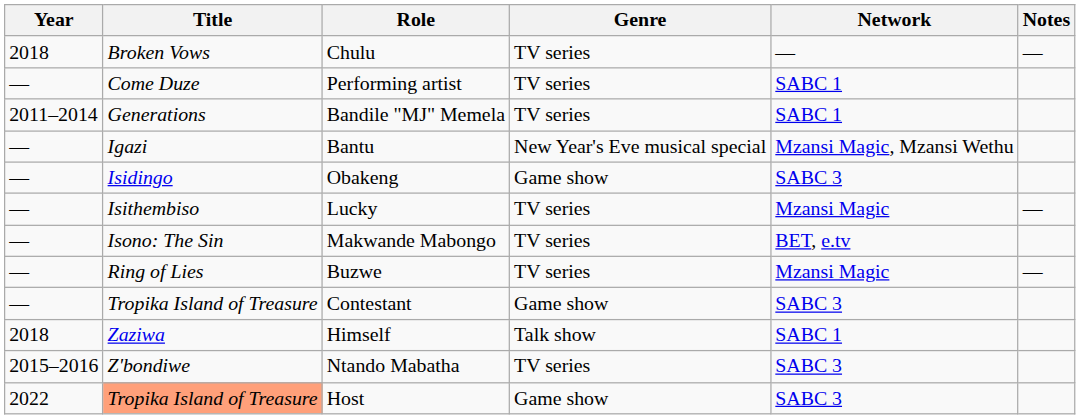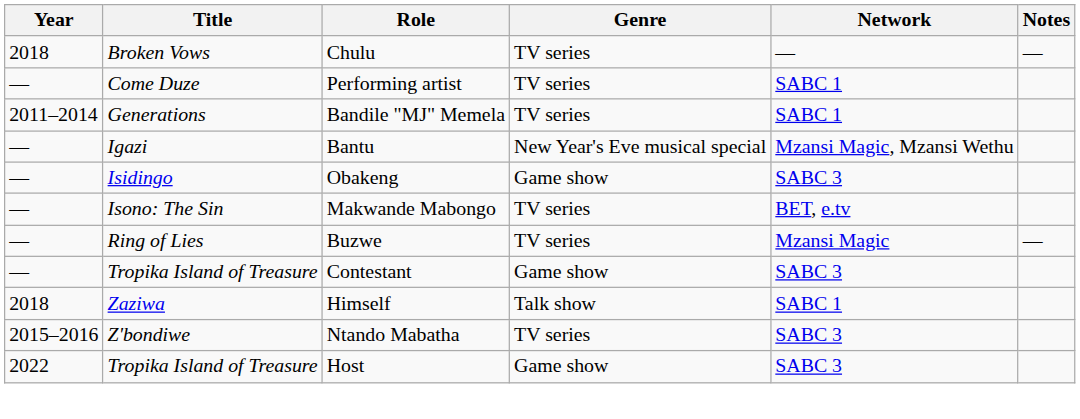- row: (352, 209)
(213, 397) lightsalmon background -> (213, 366) no background
